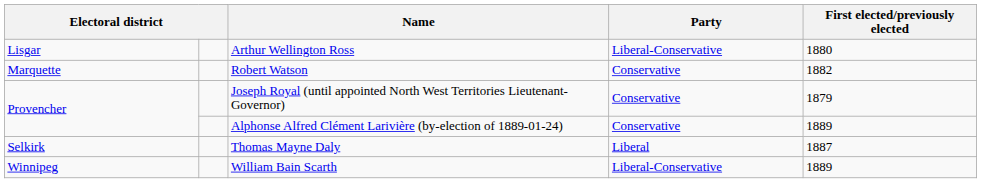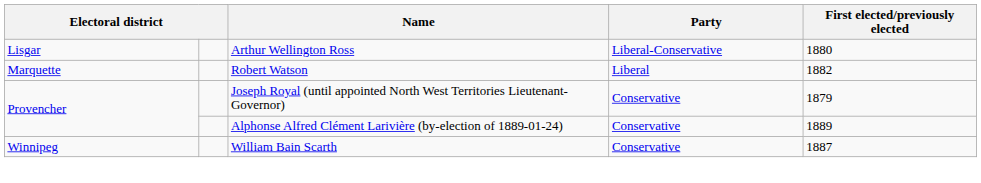(646, 70) Conservative -> (631, 70) Liberal
- row: (286, 146)
(667, 167) Liberal-Conservative -> (646, 146) Conservative
(819, 167) 1889 -> (819, 146) 1887
